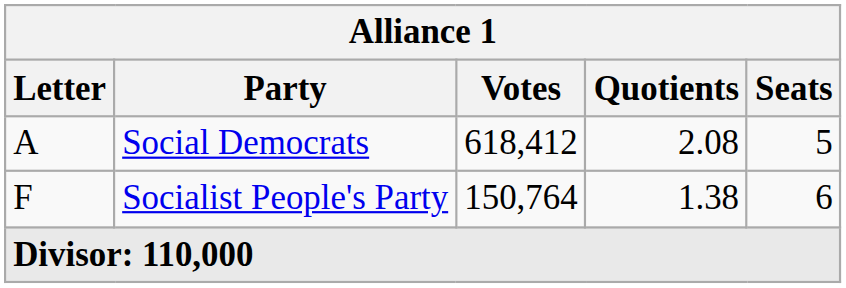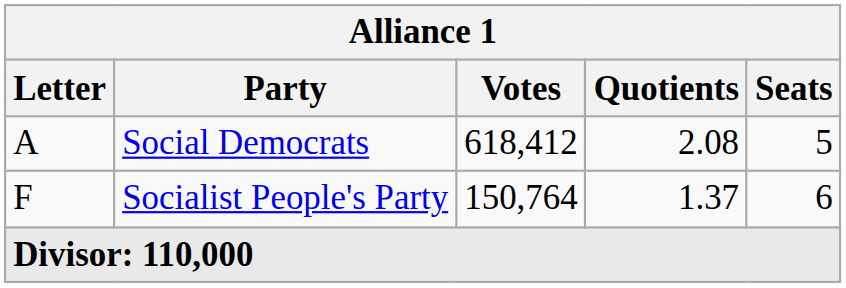(709, 198) 1.38 -> (709, 198) 1.37
